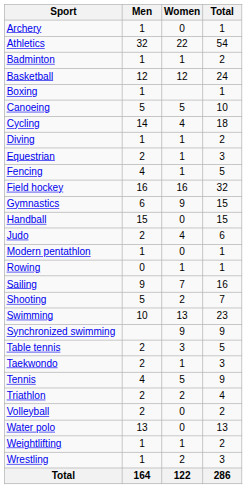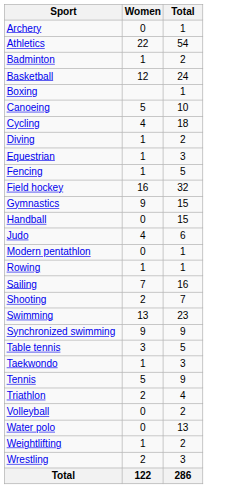- column: (142, 12)
